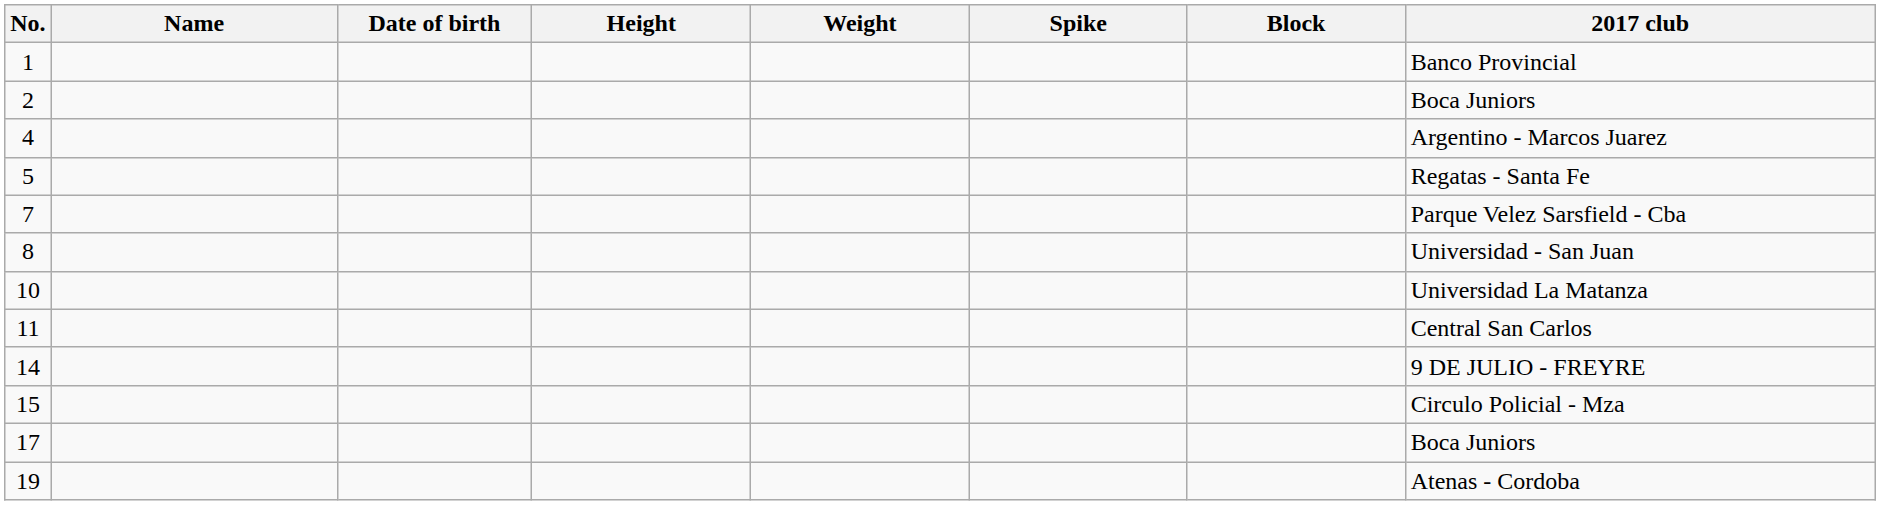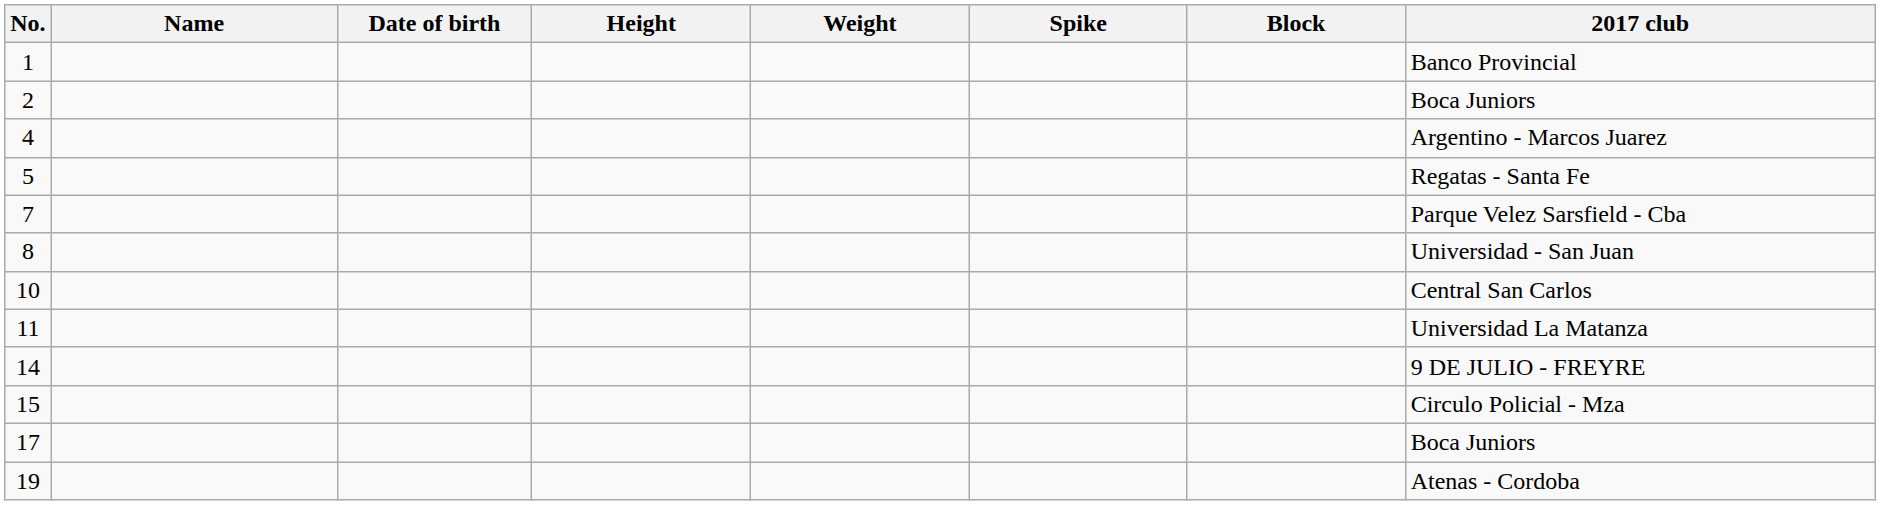(1529, 289) Universidad La Matanza -> (1501, 289) Central San Carlos
(1501, 328) Central San Carlos -> (1529, 328) Universidad La Matanza
